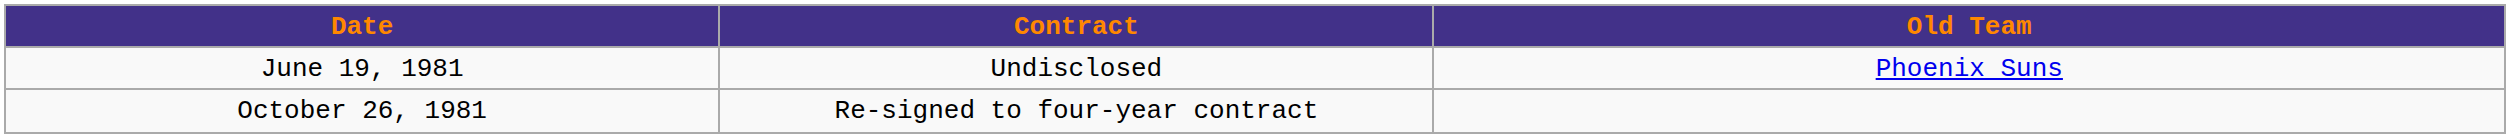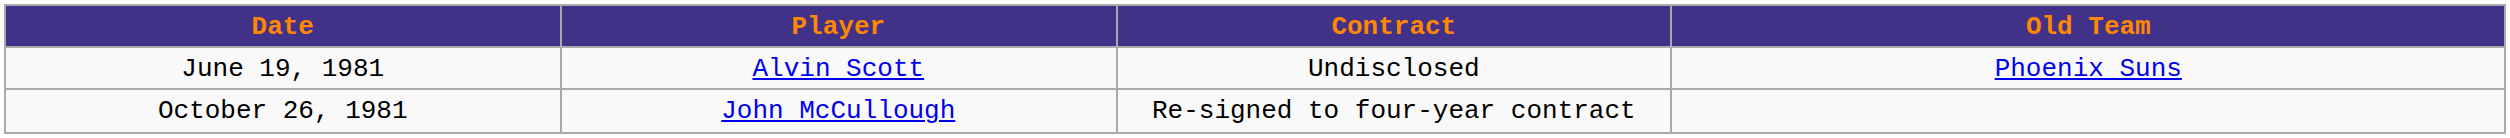+ column: (838, 26)
